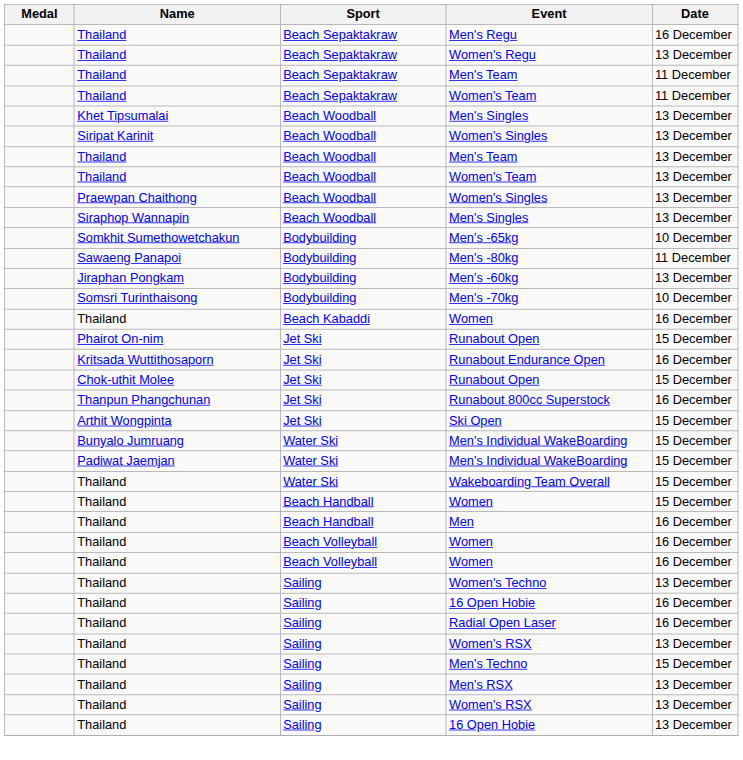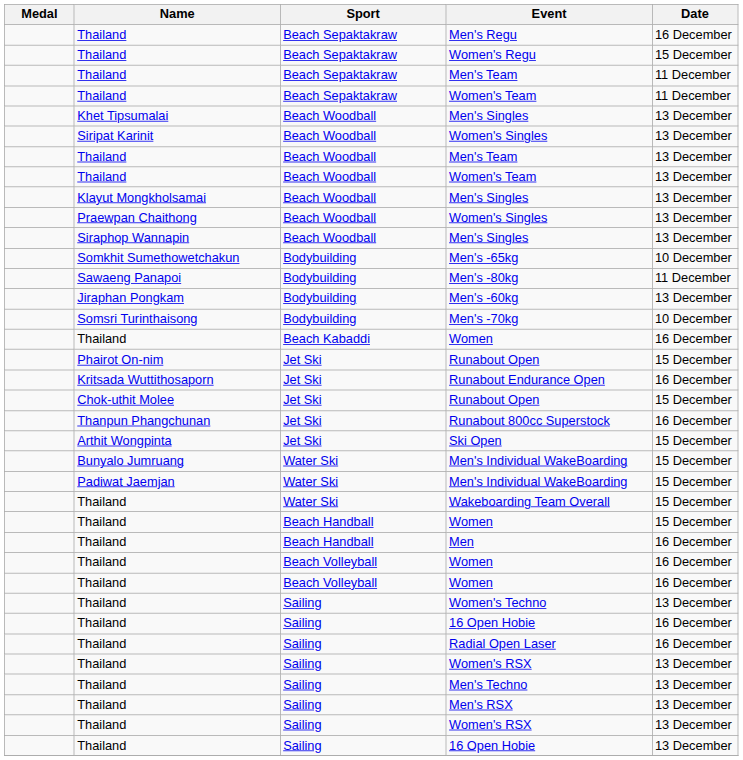(693, 55) 13 December -> (693, 55) 15 December
+ row: (142, 197)
(693, 664) 15 December -> (693, 684) 13 December
